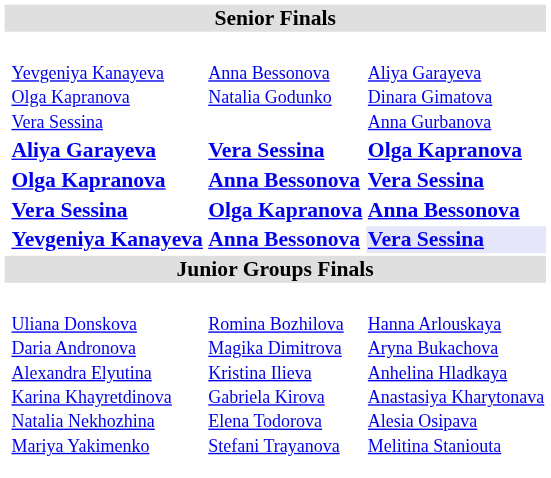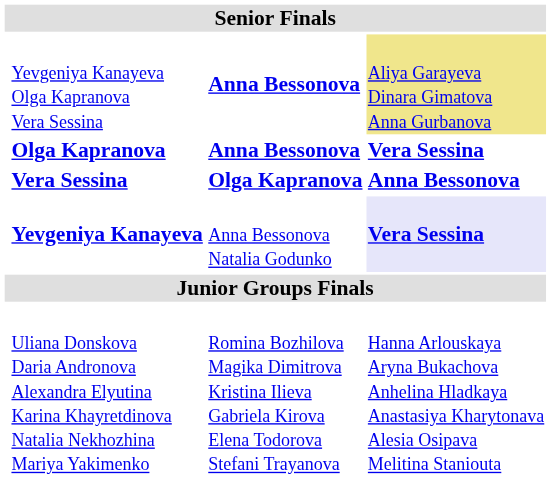(270, 85) Anna Bessonova Natalia Godunko -> (284, 84) Anna Bessonova
(430, 97) no background -> (430, 97) khaki background
- row: (84, 150)
(284, 239) Anna Bessonova -> (270, 247) Anna Bessonova Natalia Godunko
